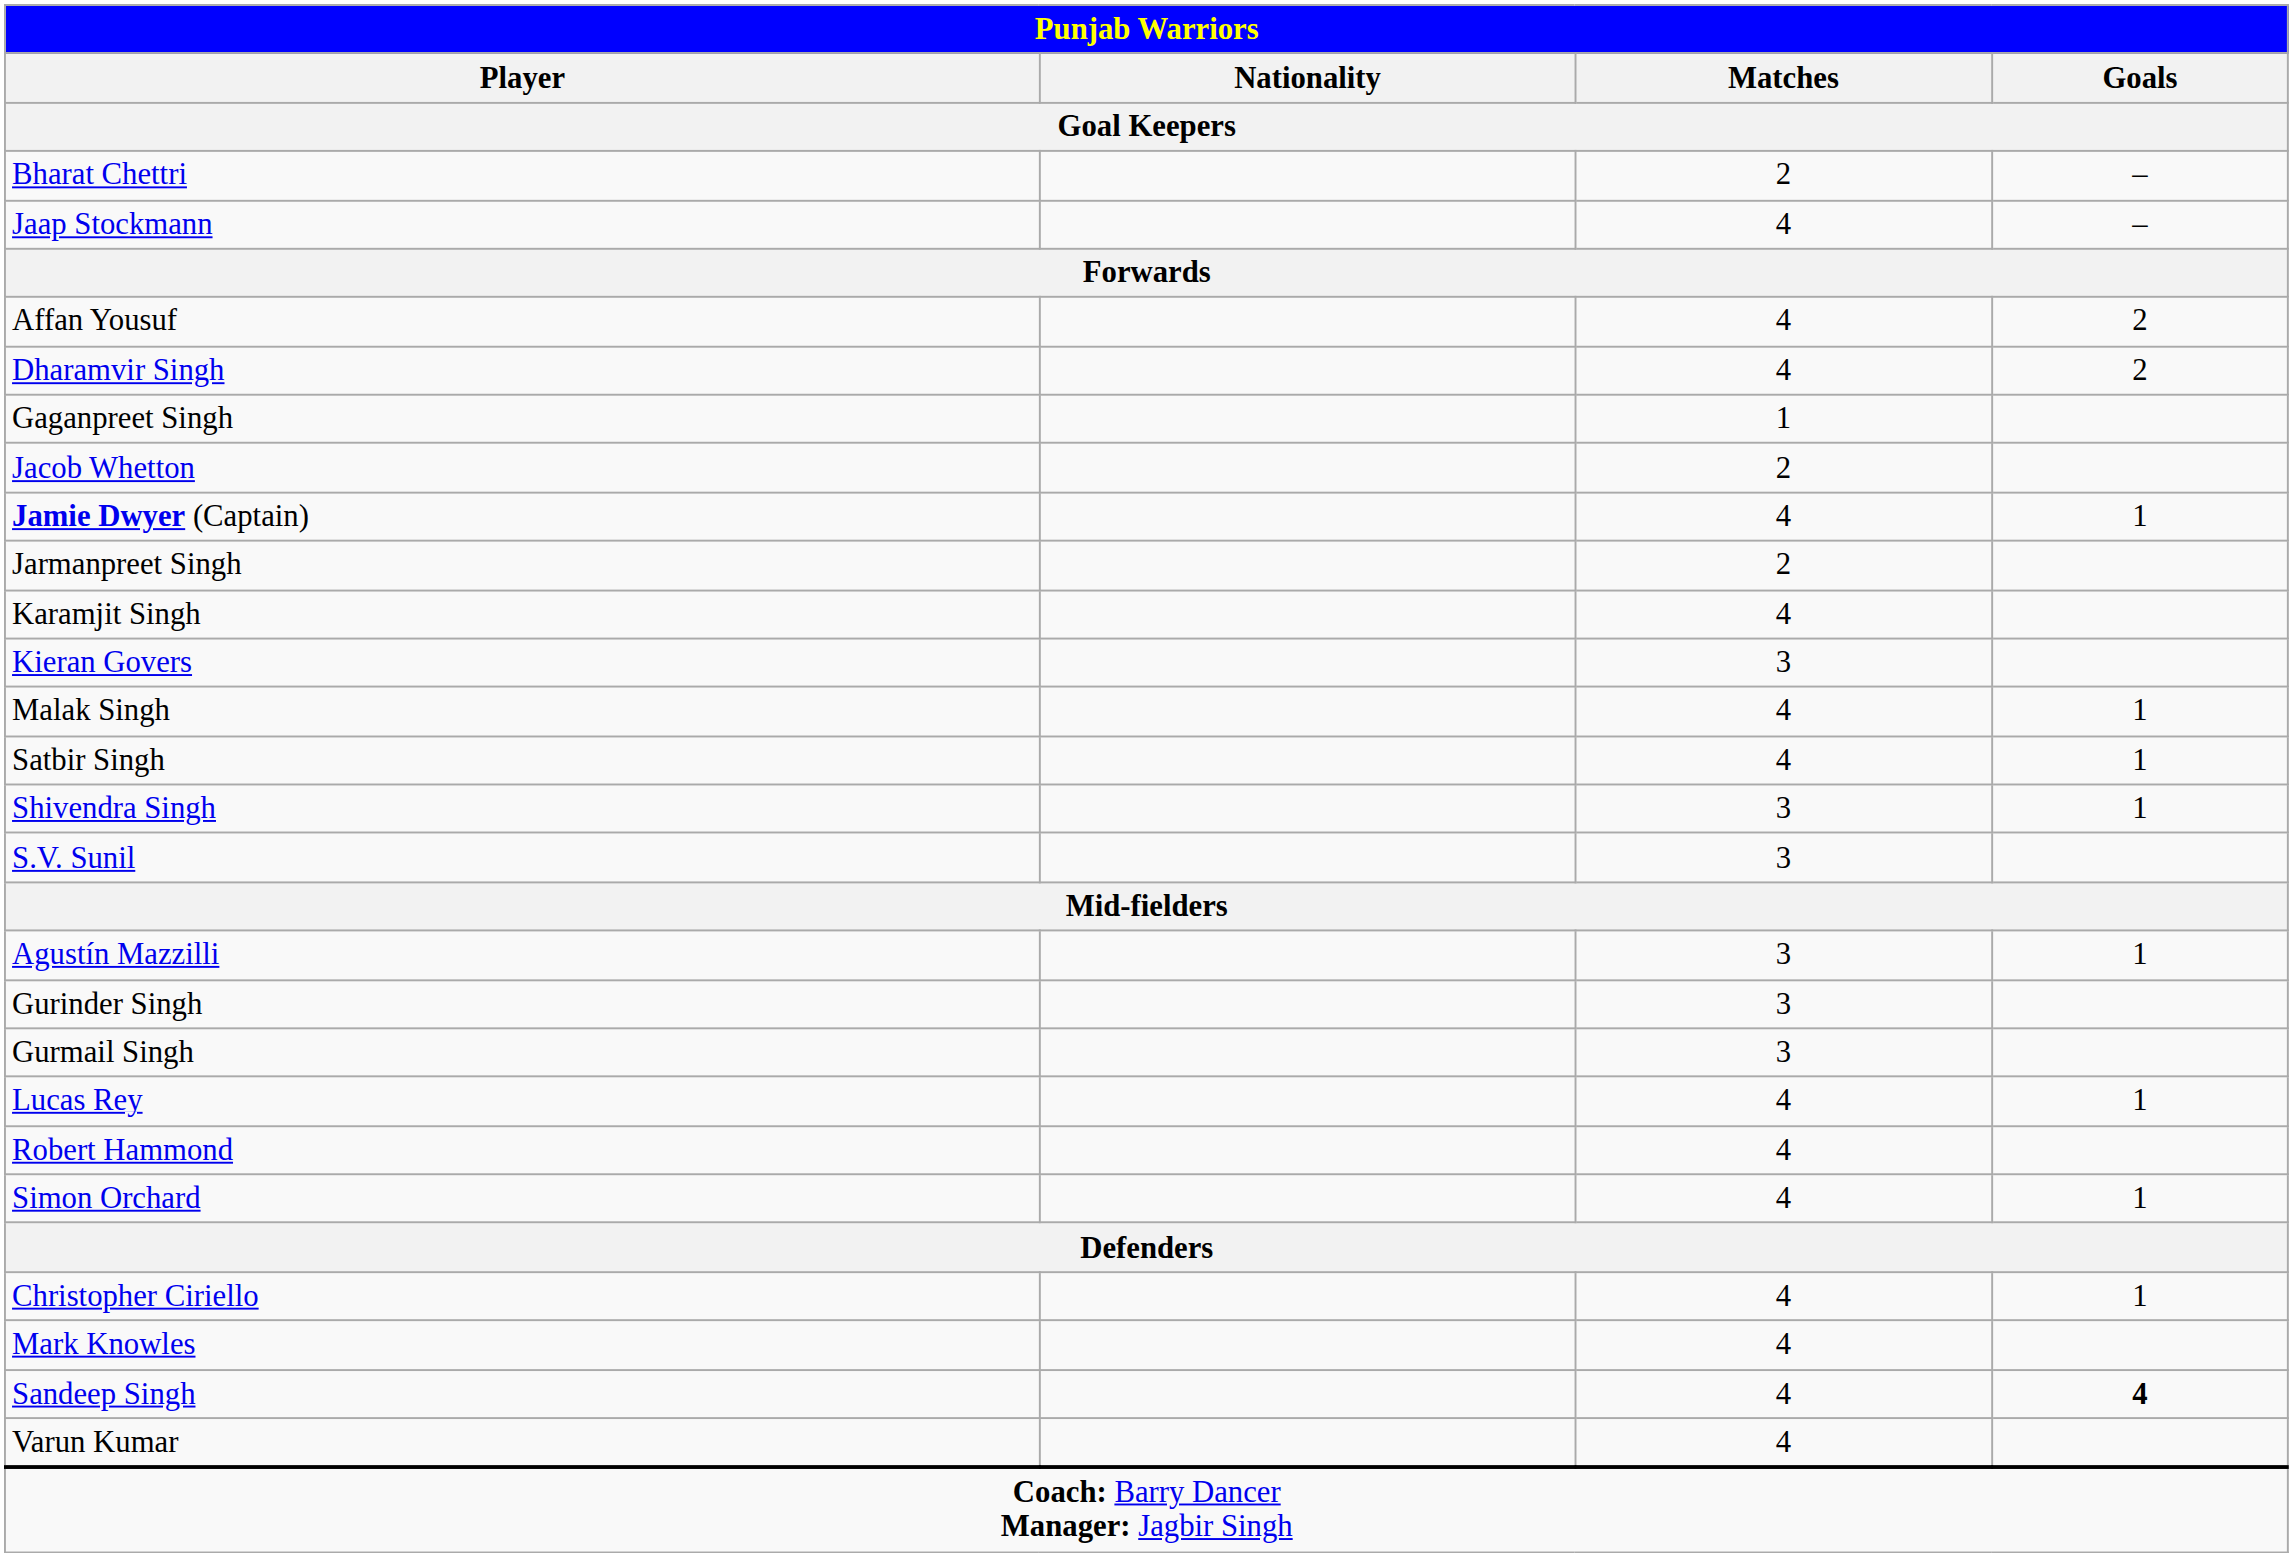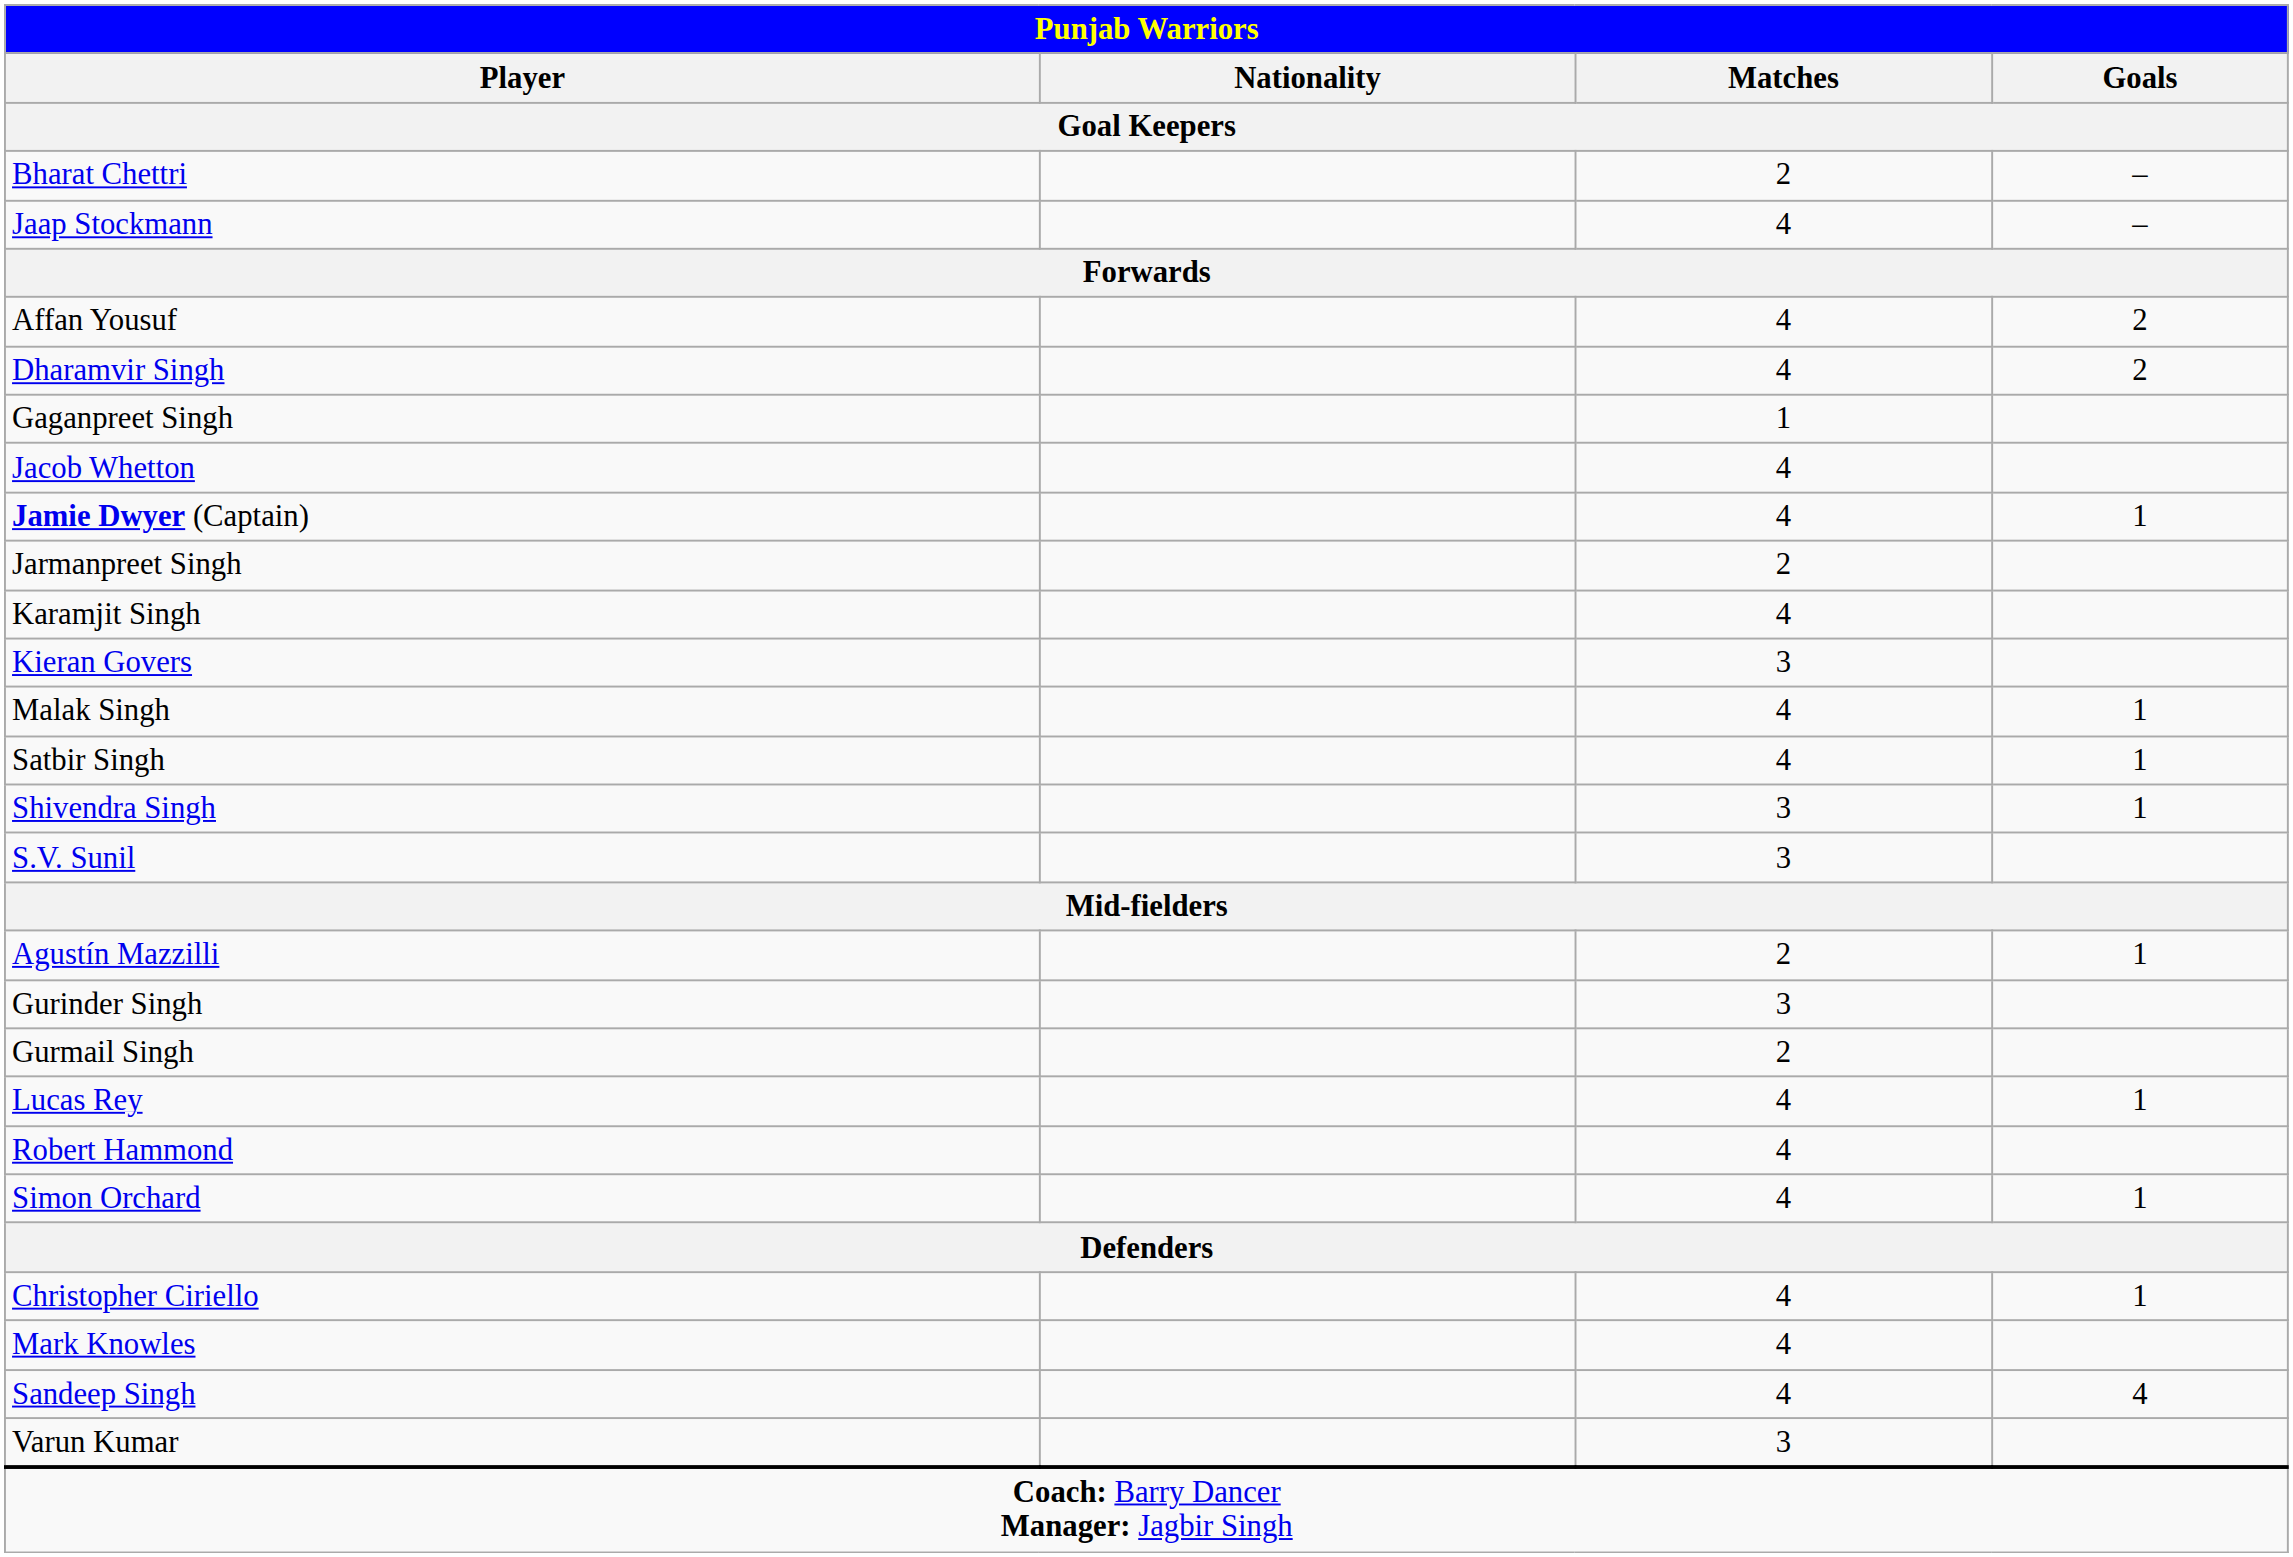(1783, 467) 2 -> (1783, 467) 4
(1783, 954) 3 -> (1783, 954) 2
(1783, 1051) 3 -> (1783, 1051) 2
(2140, 1393) bold -> (2140, 1393) normal
(1783, 1441) 4 -> (1783, 1441) 3
